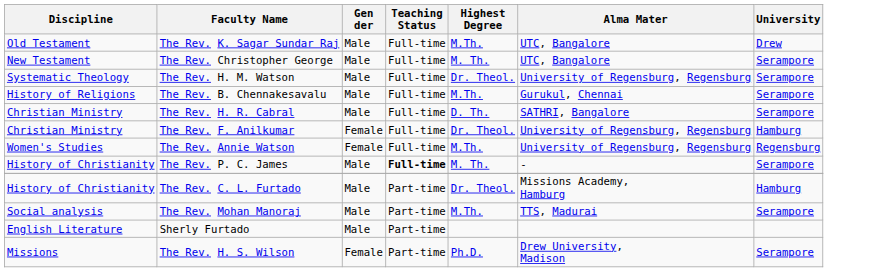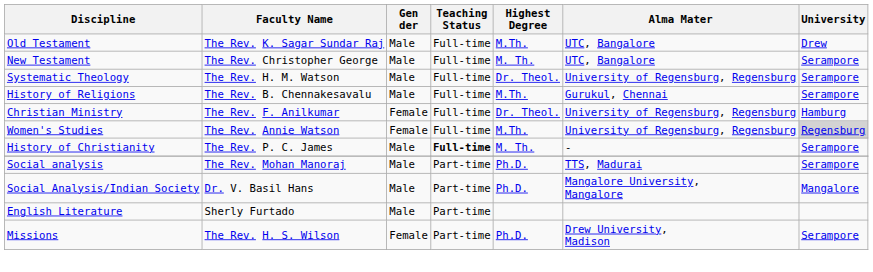- row: (227, 112)
(788, 147) no background -> (833, 130) lightgrey background
- row: (230, 188)
(467, 211) M.Th. -> (512, 164) Ph.D.
+ row: (259, 188)
